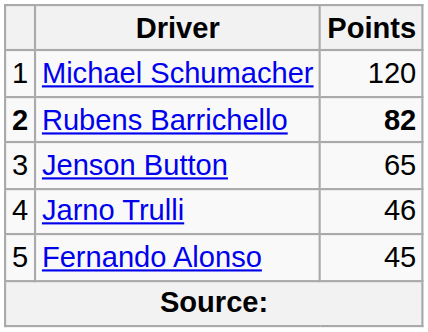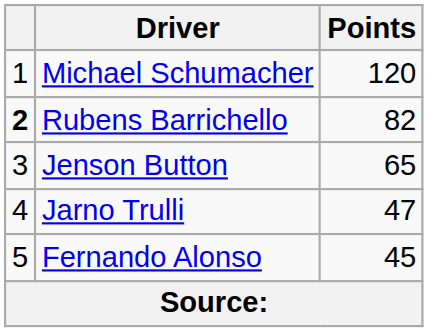(400, 119) bold -> (400, 119) normal
(400, 211) 46 -> (400, 211) 47
